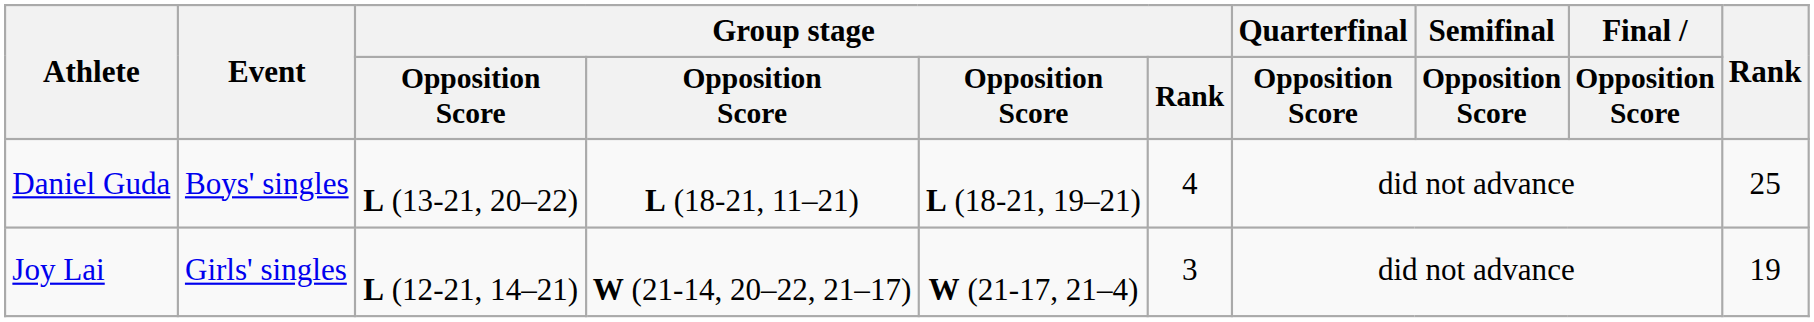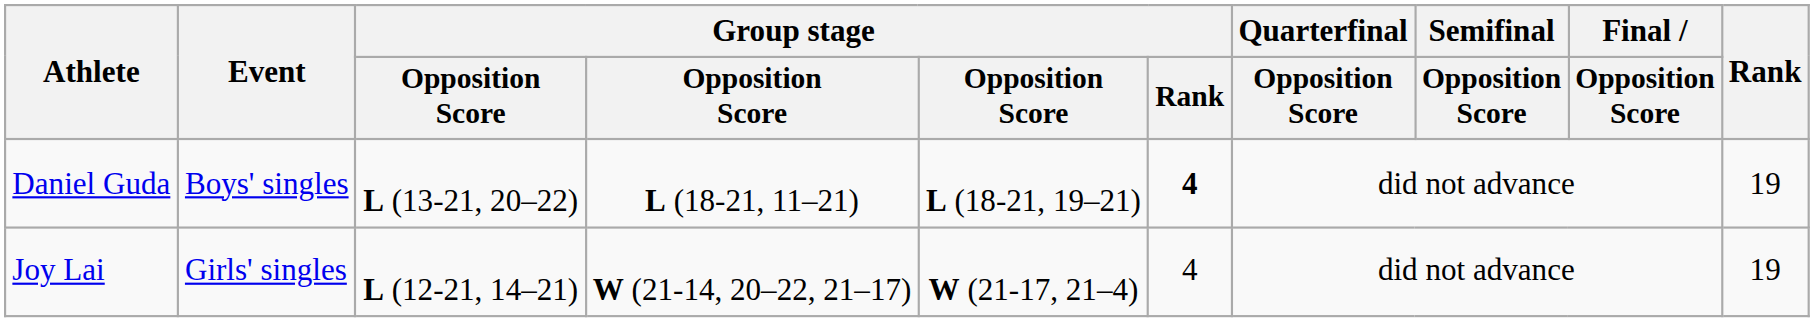(1190, 183) normal -> (1190, 183) bold
(1765, 183) 25 -> (1765, 183) 19
(1190, 271) 3 -> (1190, 271) 4
